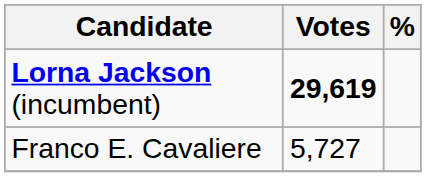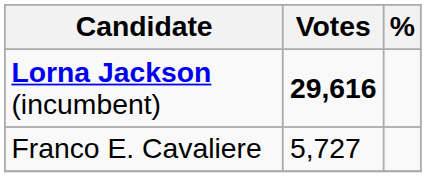(333, 87) 29,619 -> (333, 87) 29,616
